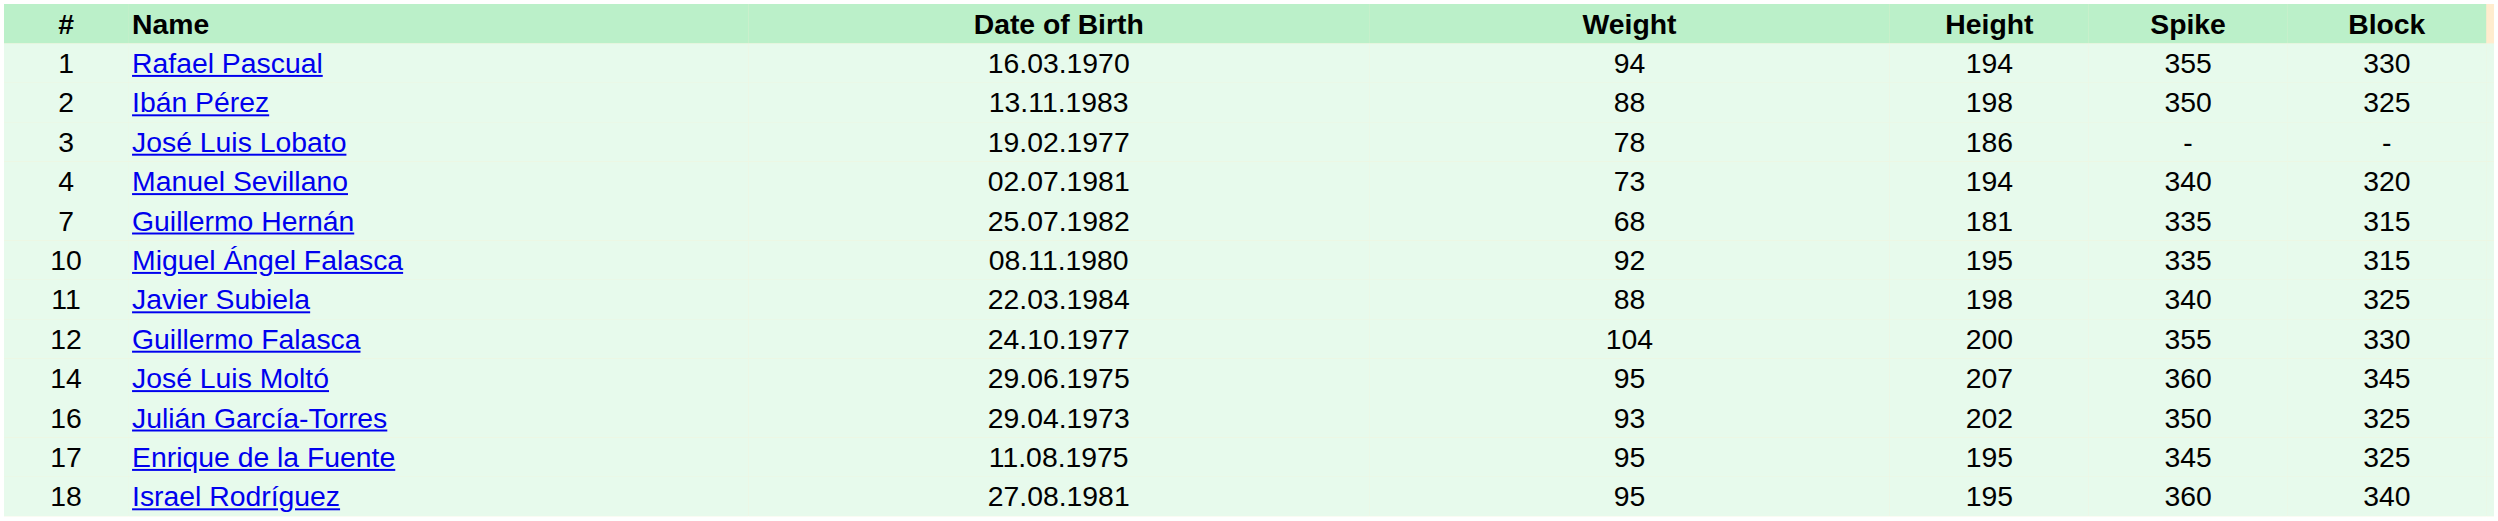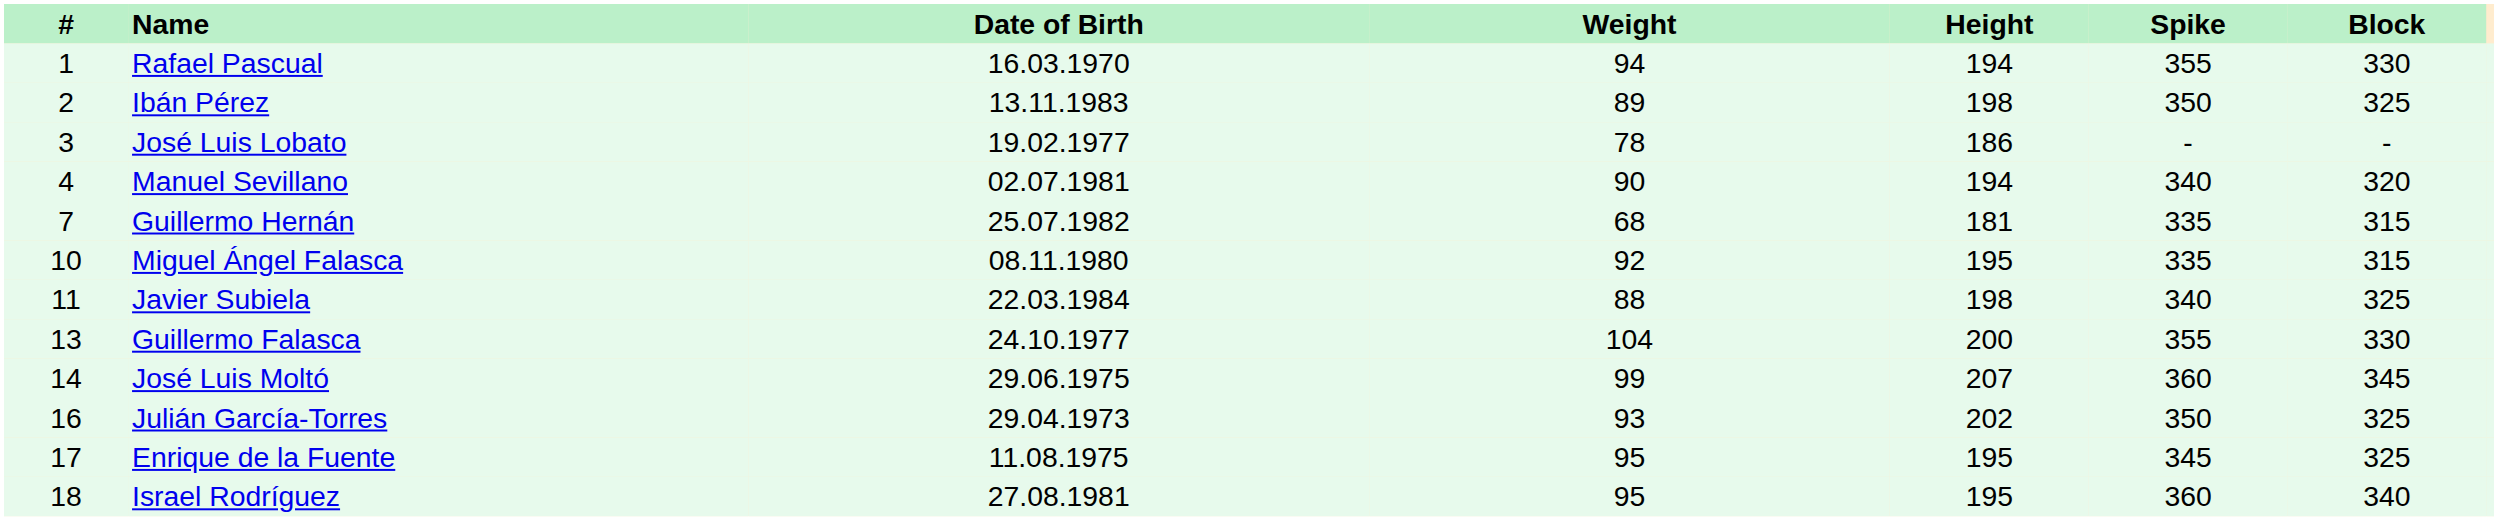(1629, 102) 88 -> (1629, 102) 89
(1629, 181) 73 -> (1629, 181) 90
(66, 339) 12 -> (66, 339) 13
(1629, 378) 95 -> (1629, 378) 99
